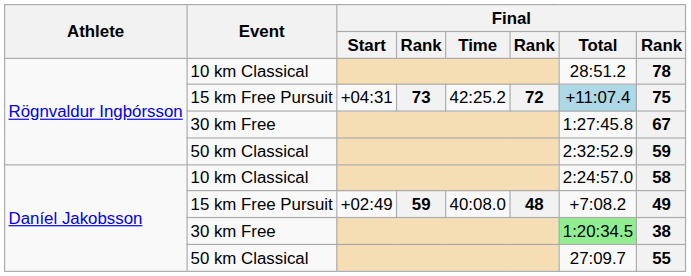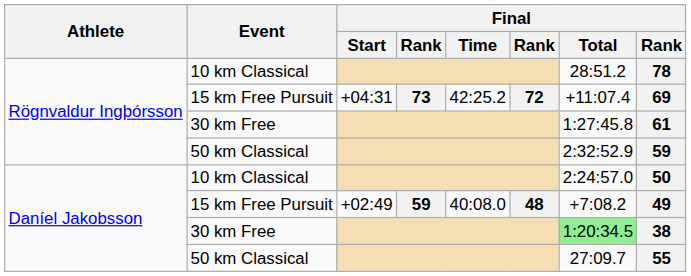(598, 98) lightblue background -> (598, 98) no background
(661, 98) 75 -> (661, 98) 69
(661, 125) 67 -> (661, 125) 61
(661, 178) 58 -> (661, 178) 50
